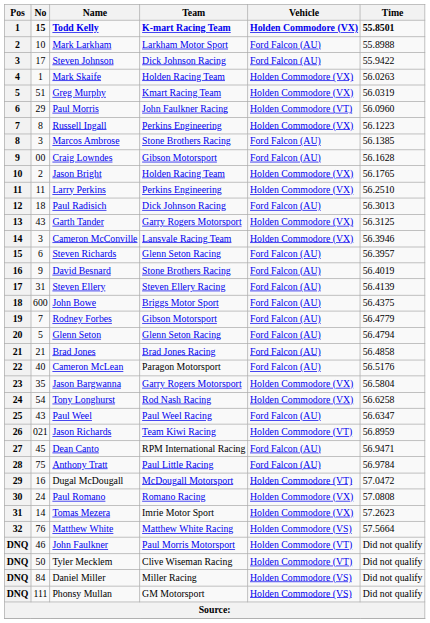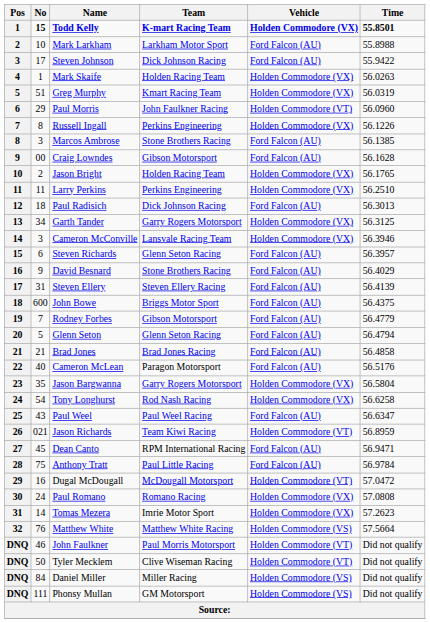(379, 125) 56.1223 -> (379, 125) 56.1226
(40, 222) 43 -> (40, 222) 34
(379, 270) 56.4019 -> (379, 270) 56.4029
